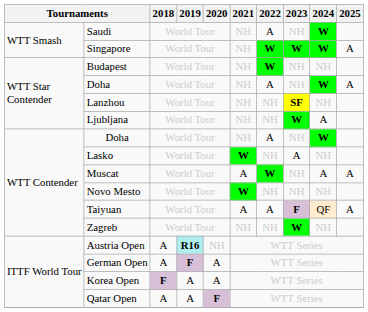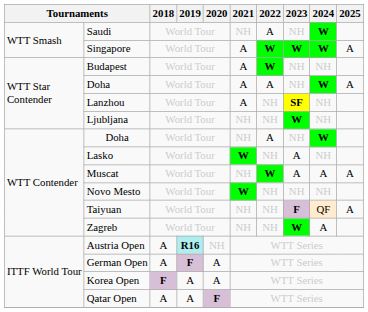(243, 49) NH -> (243, 49) A
(243, 67) NH -> (243, 67) A
(243, 85) NH -> (243, 85) A
(243, 102) NH -> (243, 102) A
(323, 120) A -> (323, 120) NH
(243, 174) A -> (243, 174) NH
(297, 174) NH -> (297, 174) A
(243, 209) A -> (243, 209) NH
(270, 209) A -> (270, 209) NH
(323, 227) NH -> (323, 227) A
